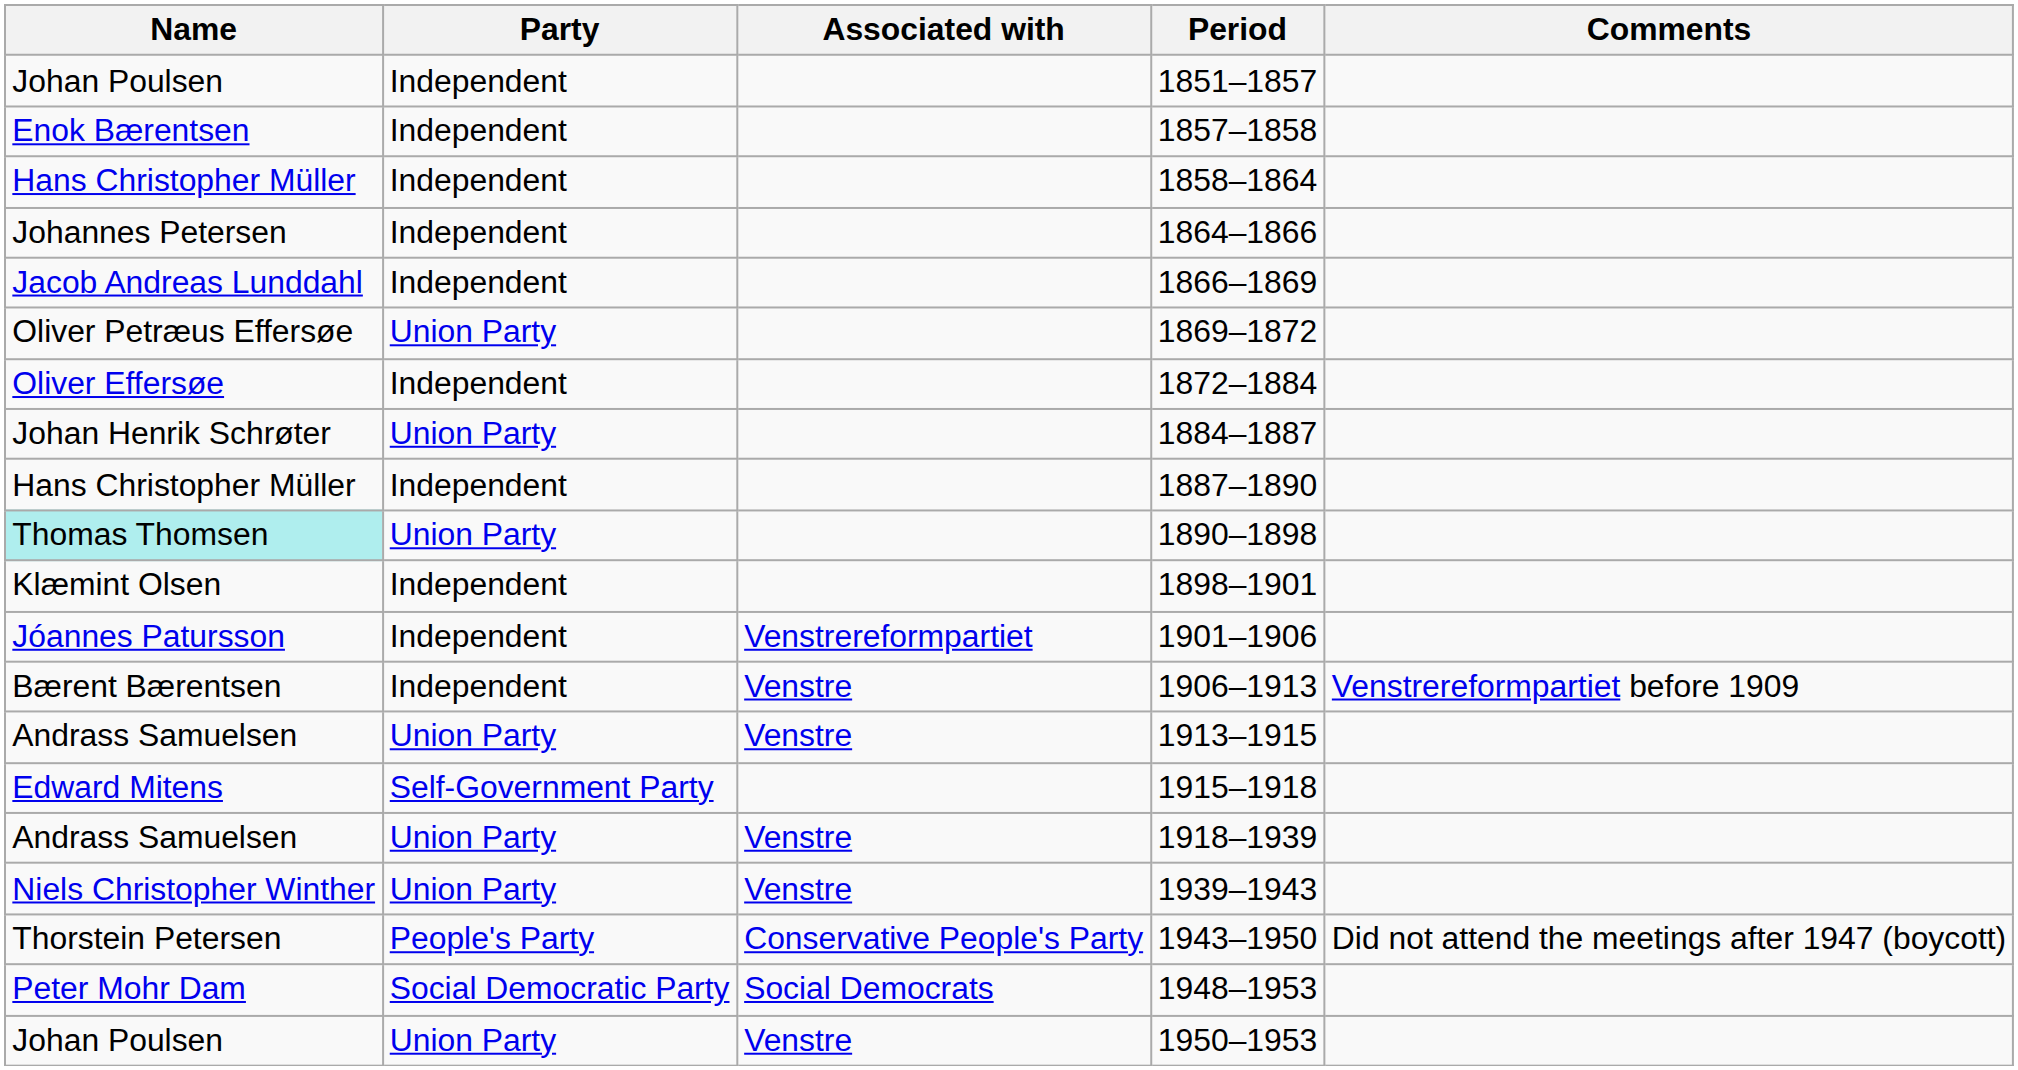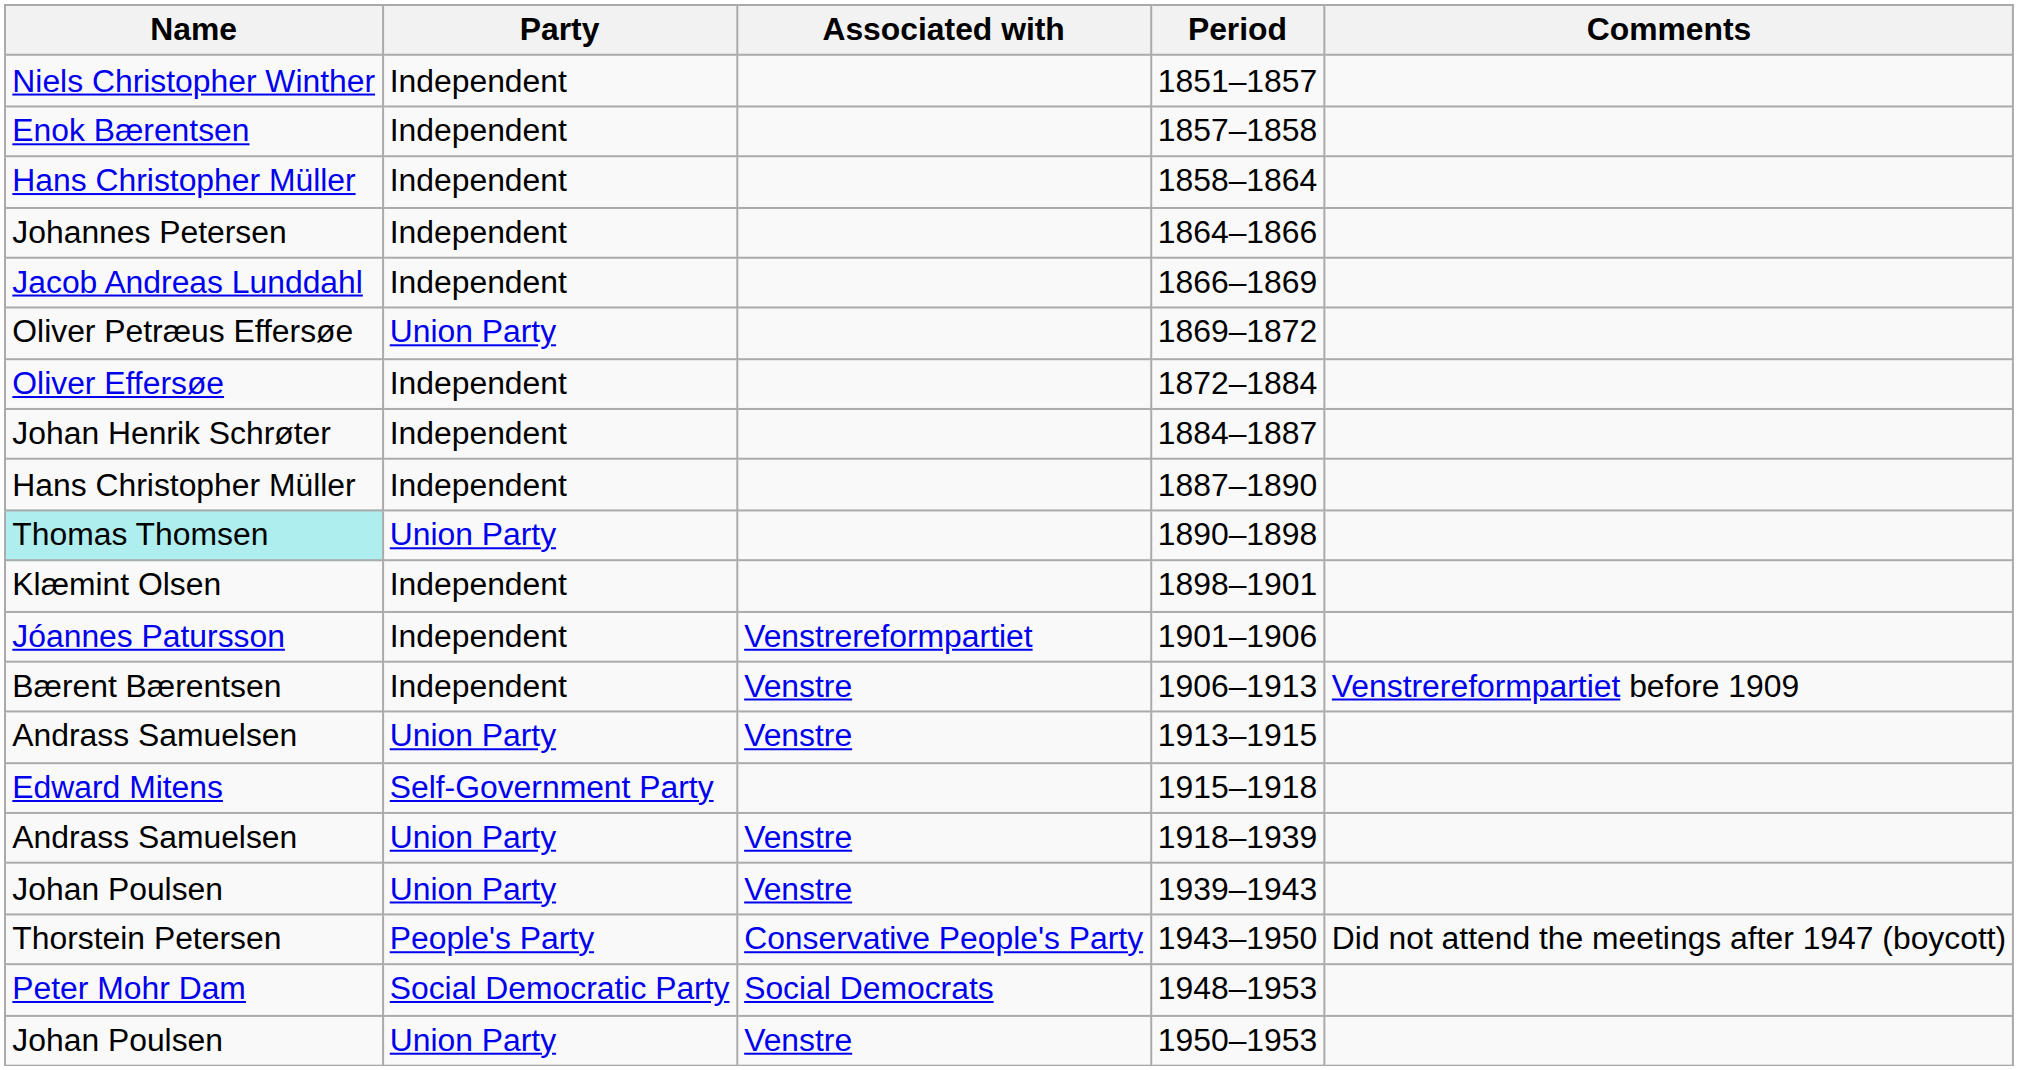(118, 80) Johan Poulsen -> (194, 80) Niels Christopher Winther
(473, 433) Union Party -> (478, 433) Independent
(194, 888) Niels Christopher Winther -> (118, 888) Johan Poulsen
